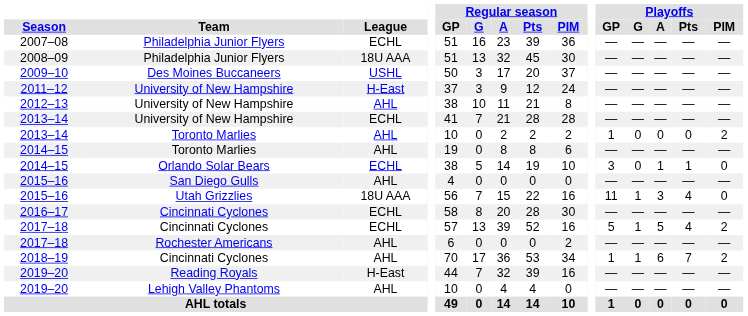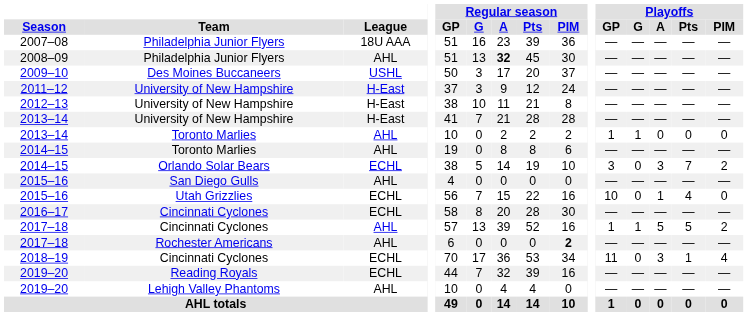(385, 42) ECHL -> (385, 42) 18U AAA
(385, 58) 18U AAA -> (385, 58) AHL
(504, 58) normal -> (504, 58) bold
(385, 104) AHL -> (385, 104) H-East
(385, 119) ECHL -> (385, 119) H-East
(638, 135) 0 -> (638, 135) 1
(724, 135) 2 -> (724, 135) 0
(660, 165) 1 -> (660, 165) 3
(688, 165) 1 -> (688, 165) 7
(724, 165) 0 -> (724, 165) 2
(385, 196) 18U AAA -> (385, 196) ECHL
(611, 196) 11 -> (611, 196) 10
(638, 196) 1 -> (638, 196) 0
(660, 196) 3 -> (660, 196) 1
(385, 227) ECHL -> (385, 227) AHL
(611, 227) 5 -> (611, 227) 1
(688, 227) 4 -> (688, 227) 5
(568, 242) normal -> (568, 242) bold
(385, 258) AHL -> (385, 258) ECHL
(611, 258) 1 -> (611, 258) 11
(638, 258) 1 -> (638, 258) 0
(660, 258) 6 -> (660, 258) 3
(688, 258) 7 -> (688, 258) 1
(724, 258) 2 -> (724, 258) 4
(385, 273) H-East -> (385, 273) ECHL
